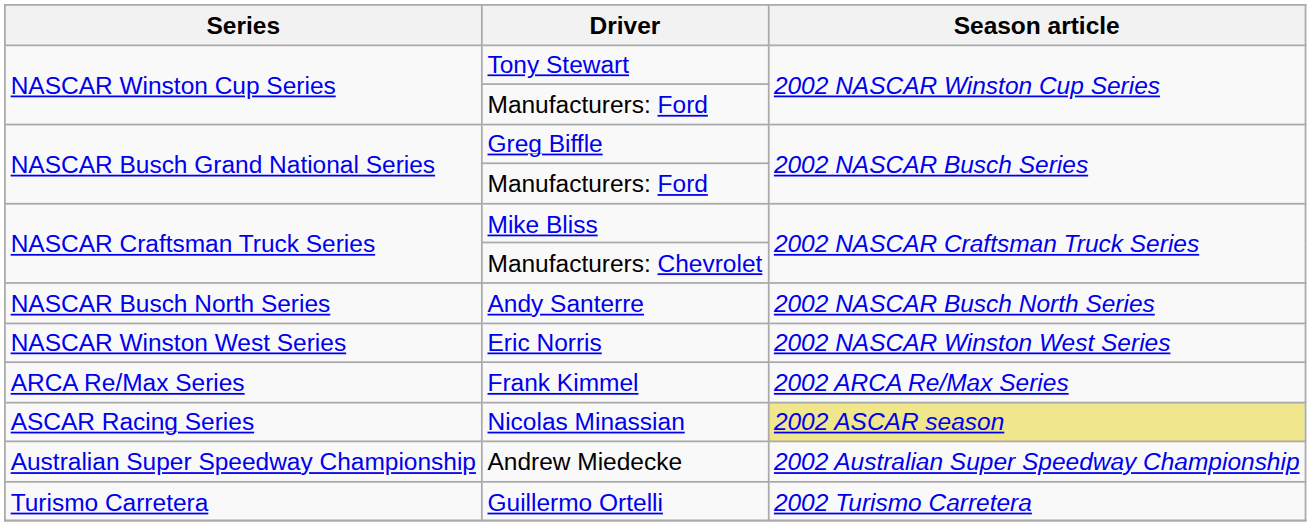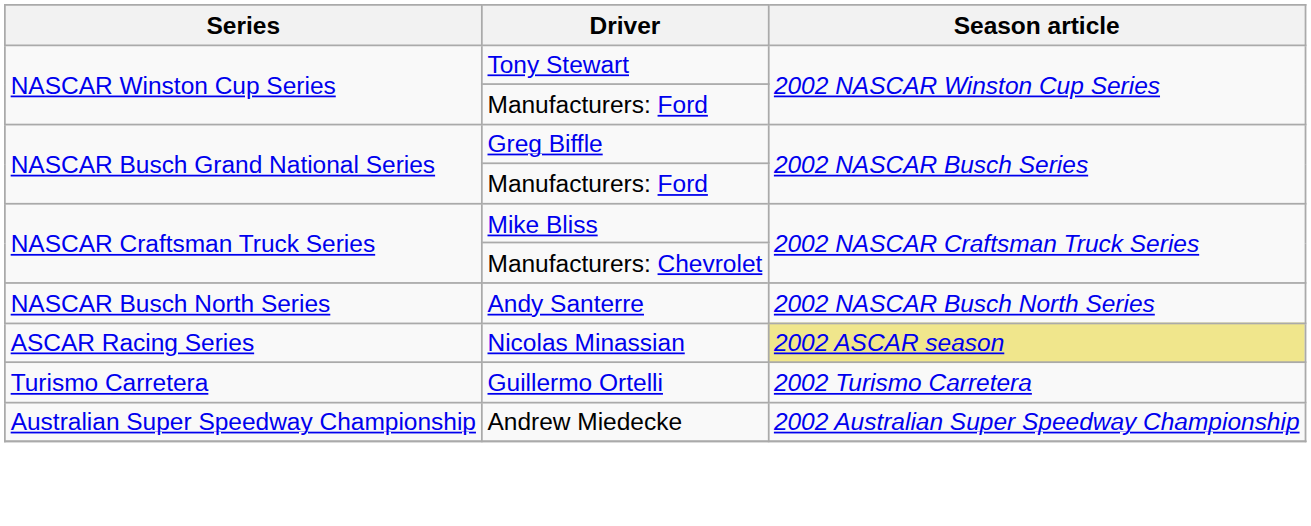- row: (178, 342)
- row: (128, 382)
rows swapped: (243, 461) <-> (109, 501)
